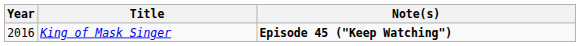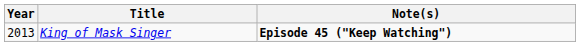(21, 32) 2016 -> (21, 32) 2013
